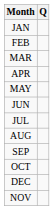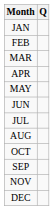rows swapped: (21, 151) <-> (21, 167)
rows swapped: (21, 197) <-> (21, 182)
